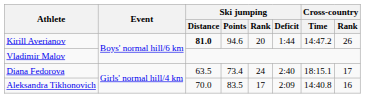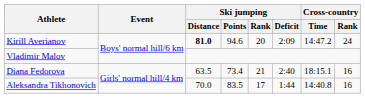(287, 41) 1:44 -> (287, 41) 2:09
(348, 41) 26 -> (348, 41) 24
(260, 71) 24 -> (260, 71) 21
(348, 71) 17 -> (348, 71) 16
(287, 86) 2:09 -> (287, 86) 1:44
